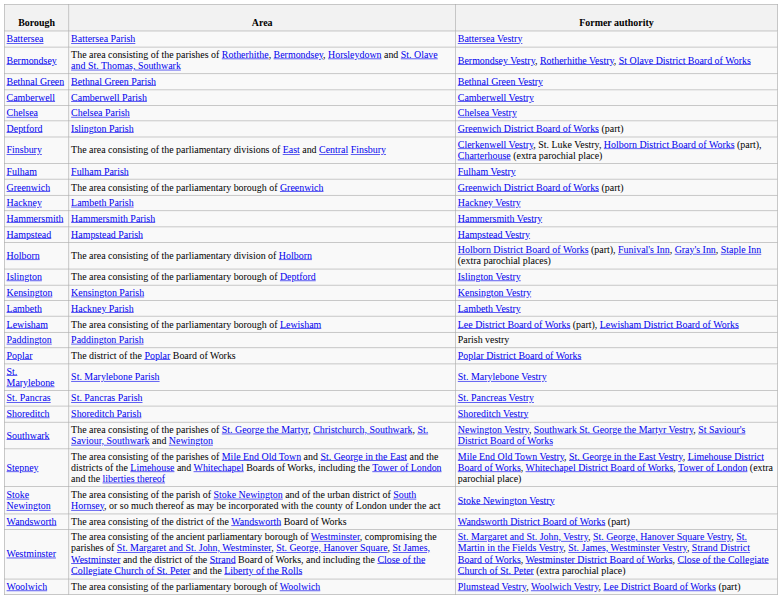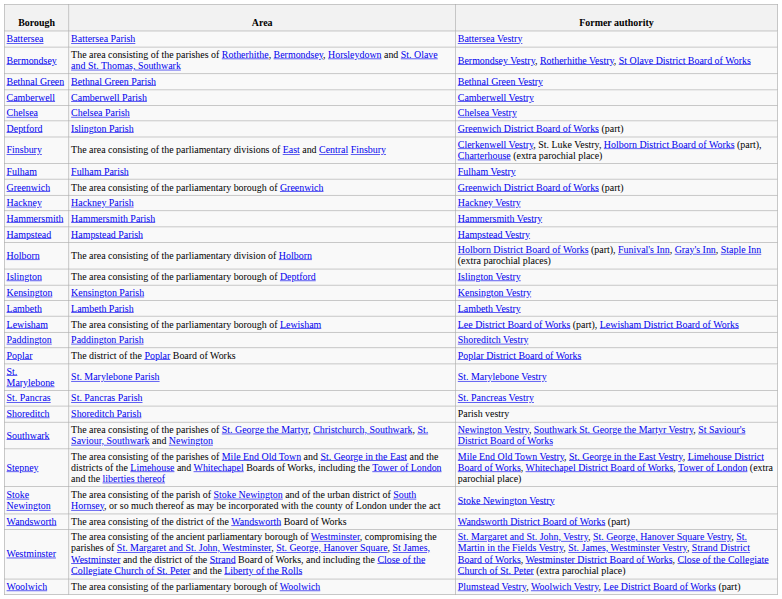(102, 203) Lambeth Parish -> (102, 203) Hackney Parish
(102, 308) Hackney Parish -> (102, 308) Lambeth Parish
(484, 340) Parish vestry -> (493, 340) Shoreditch Vestry
(493, 414) Shoreditch Vestry -> (484, 414) Parish vestry
